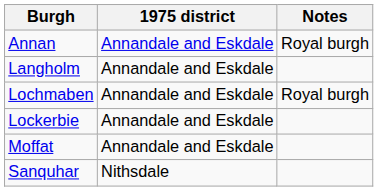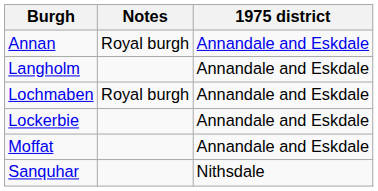columns swapped: (325, 17) <-> (187, 17)
